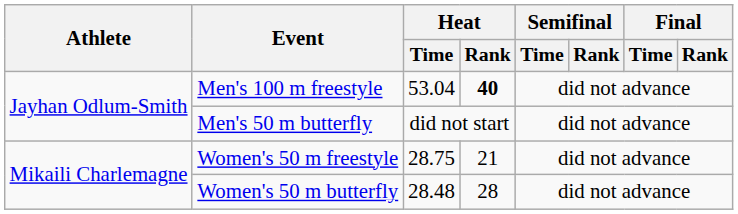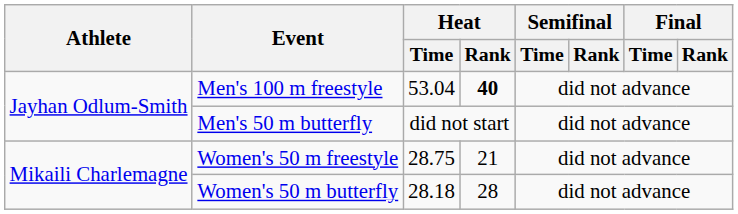(431, 192) 28.48 -> (431, 192) 28.18
